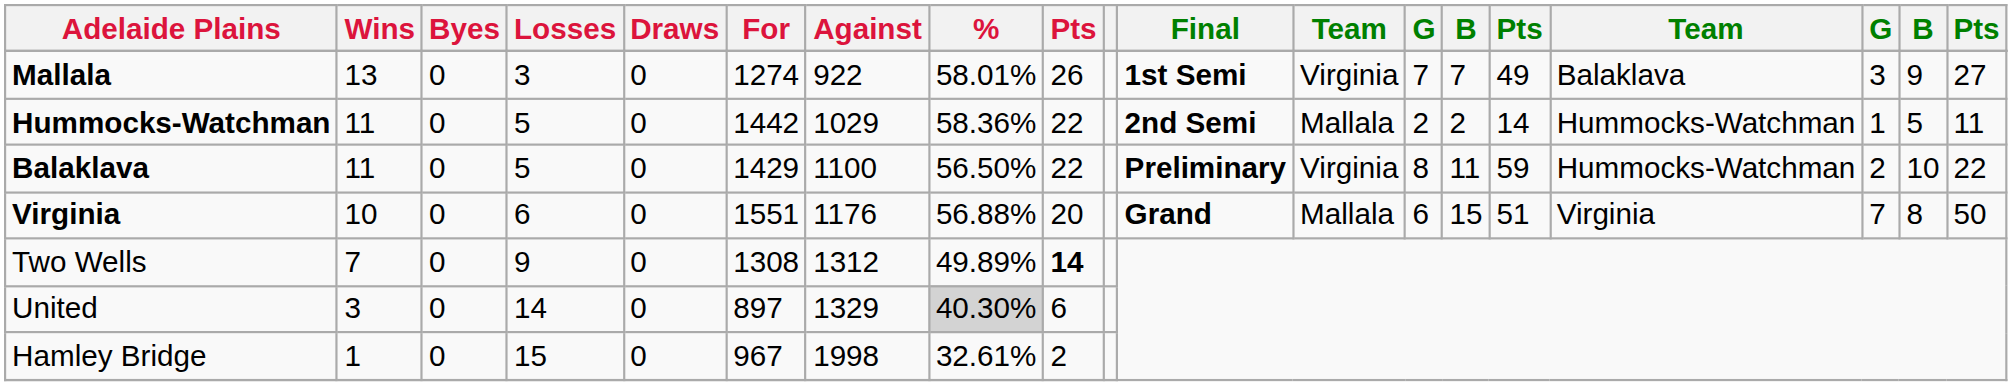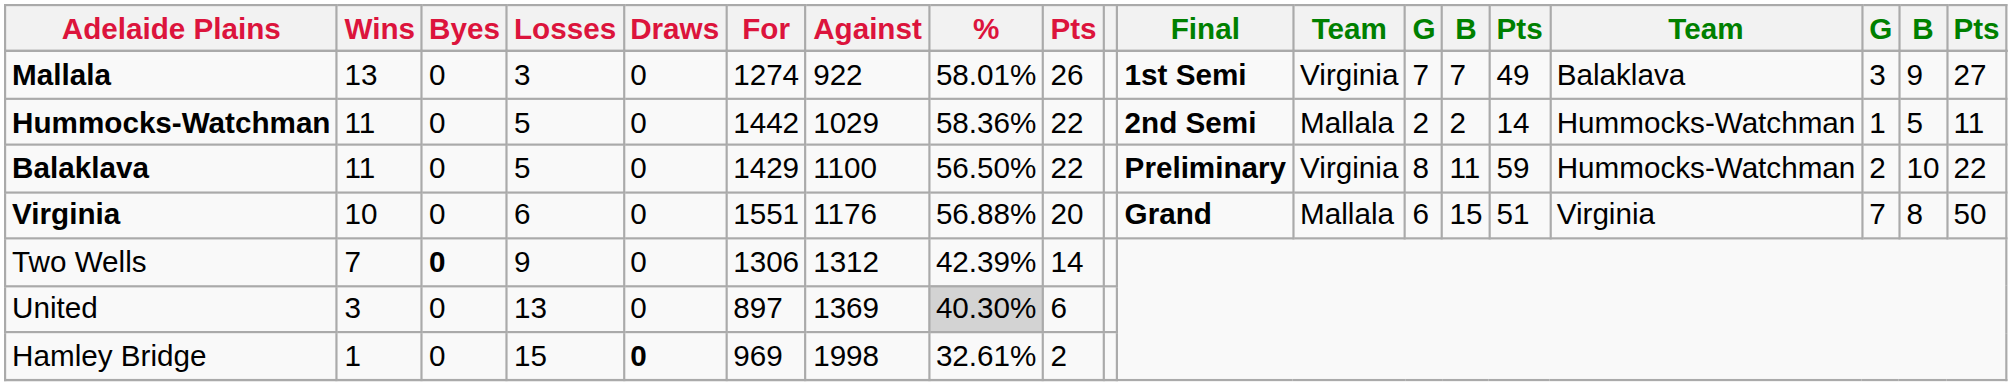(437, 262) normal -> (437, 262) bold
(766, 262) 1308 -> (766, 262) 1306
(986, 262) 49.89% -> (986, 262) 42.39%
(1067, 262) bold -> (1067, 262) normal
(530, 308) 14 -> (530, 308) 13
(846, 308) 1329 -> (846, 308) 1369
(638, 355) normal -> (638, 355) bold
(758, 355) 967 -> (758, 355) 969
